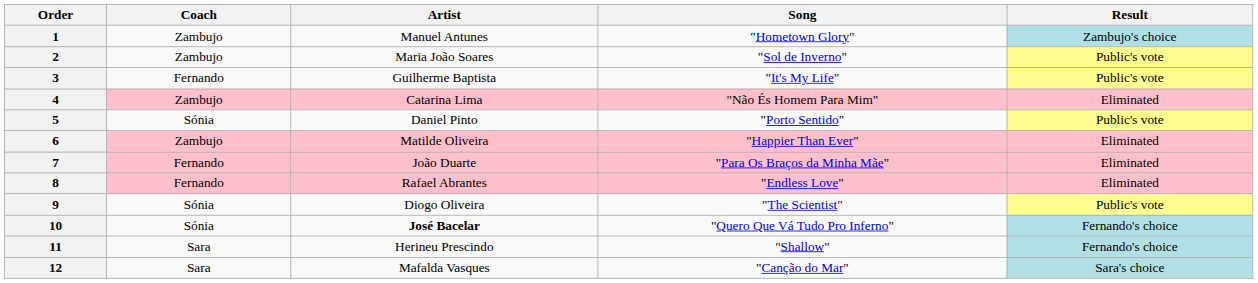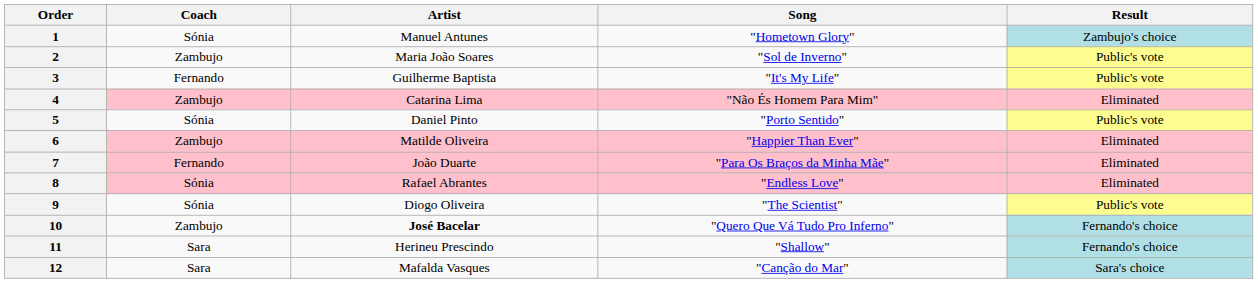(199, 36) Zambujo -> (199, 36) Sónia
(199, 183) Fernando -> (199, 183) Sónia
(199, 225) Sónia -> (199, 225) Zambujo
